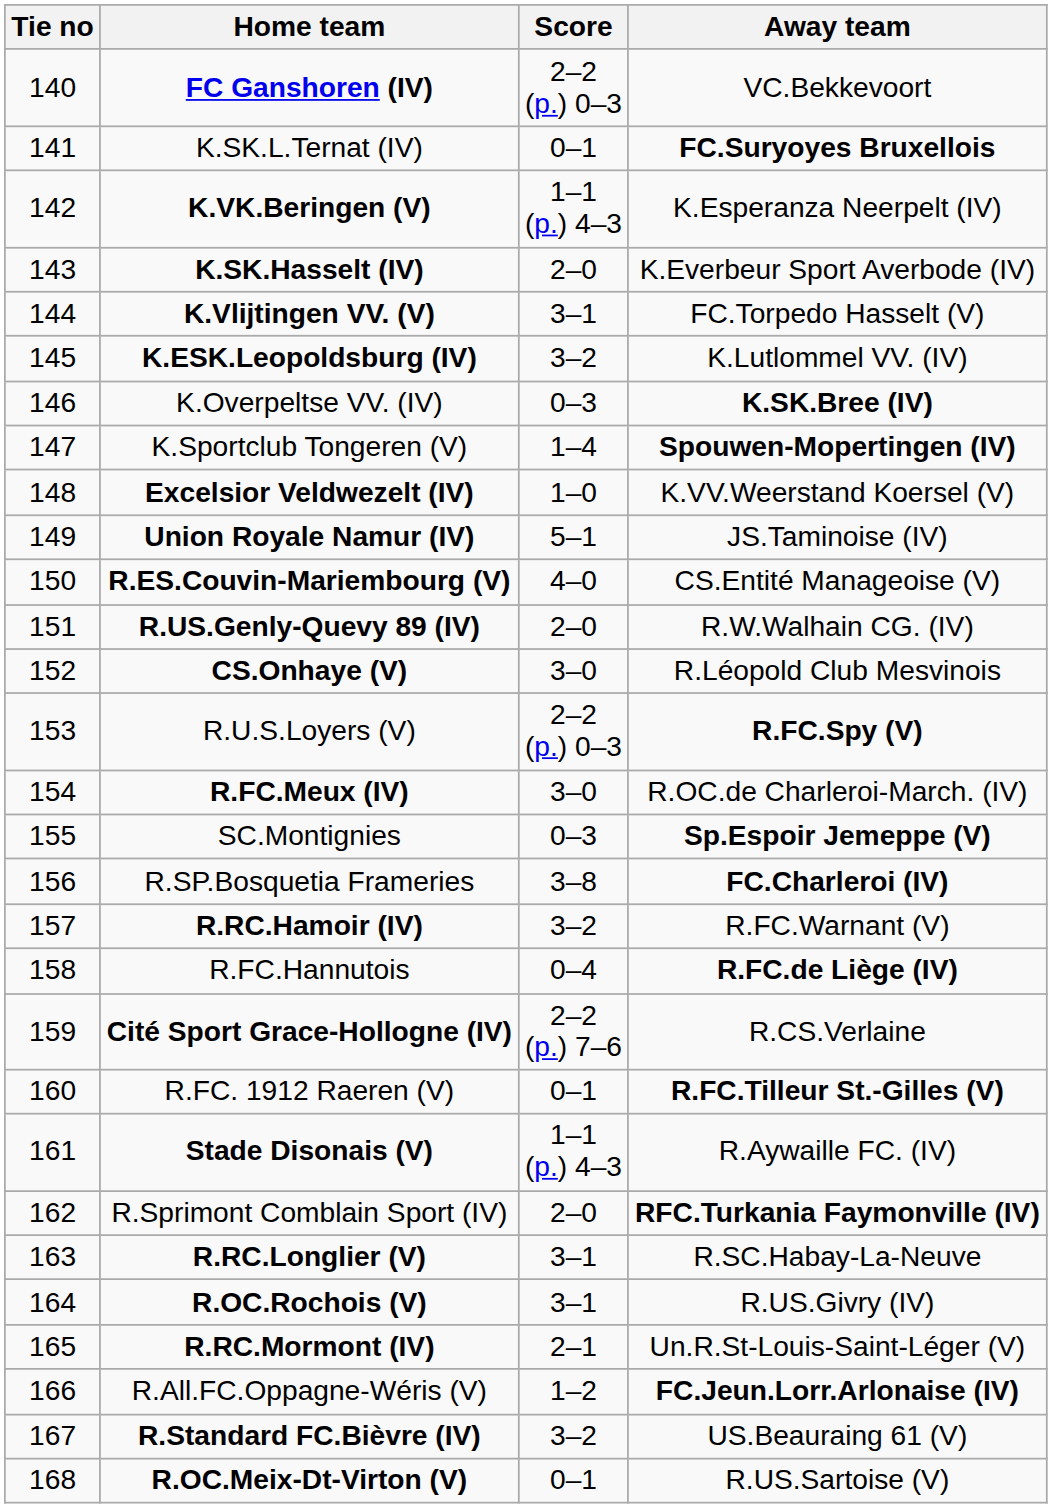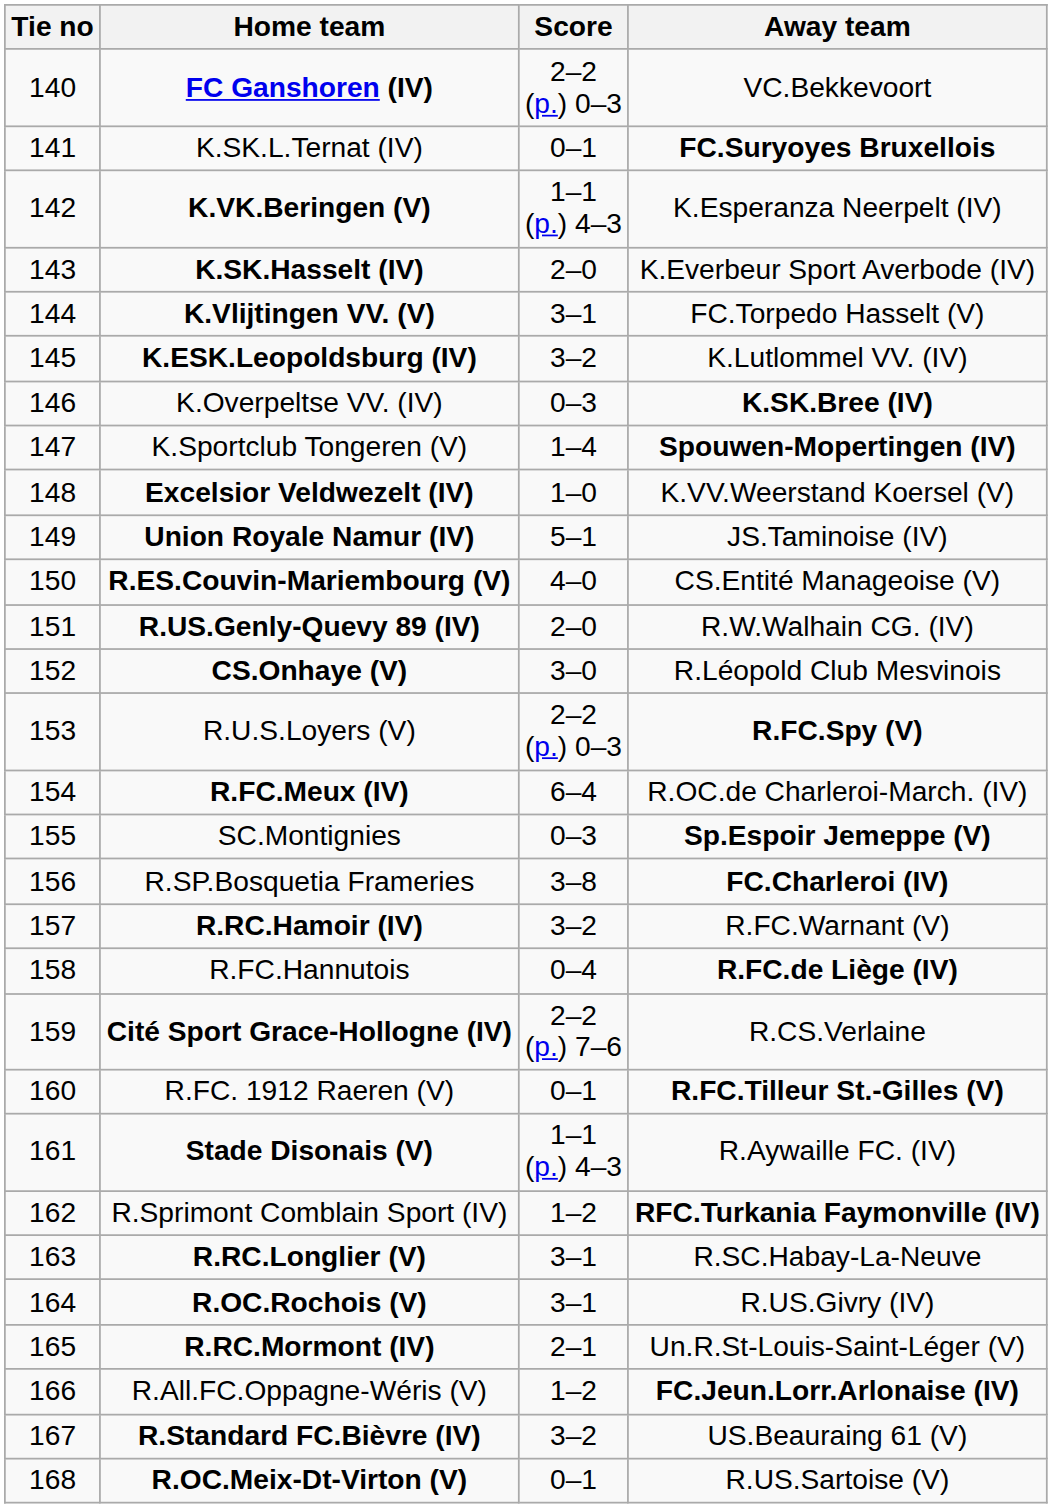(574, 791) 3–0 -> (574, 791) 6–4
(574, 1212) 2–0 -> (574, 1212) 1–2
